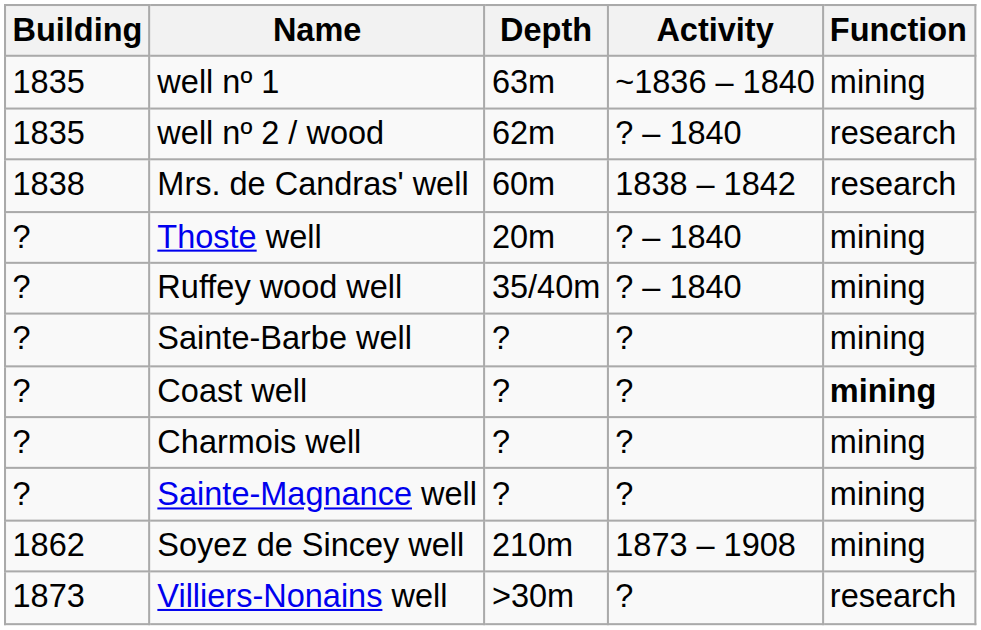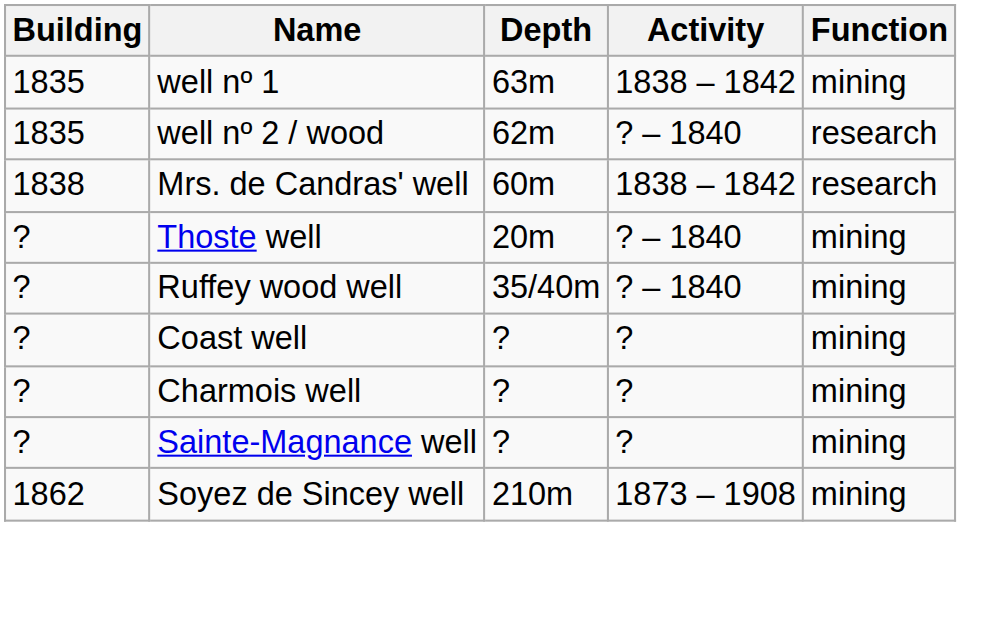(715, 81) ~1836 – 1840 -> (706, 81) 1838 – 1842
- row: (285, 339)
(883, 390) bold -> (859, 339) normal
- row: (302, 596)
